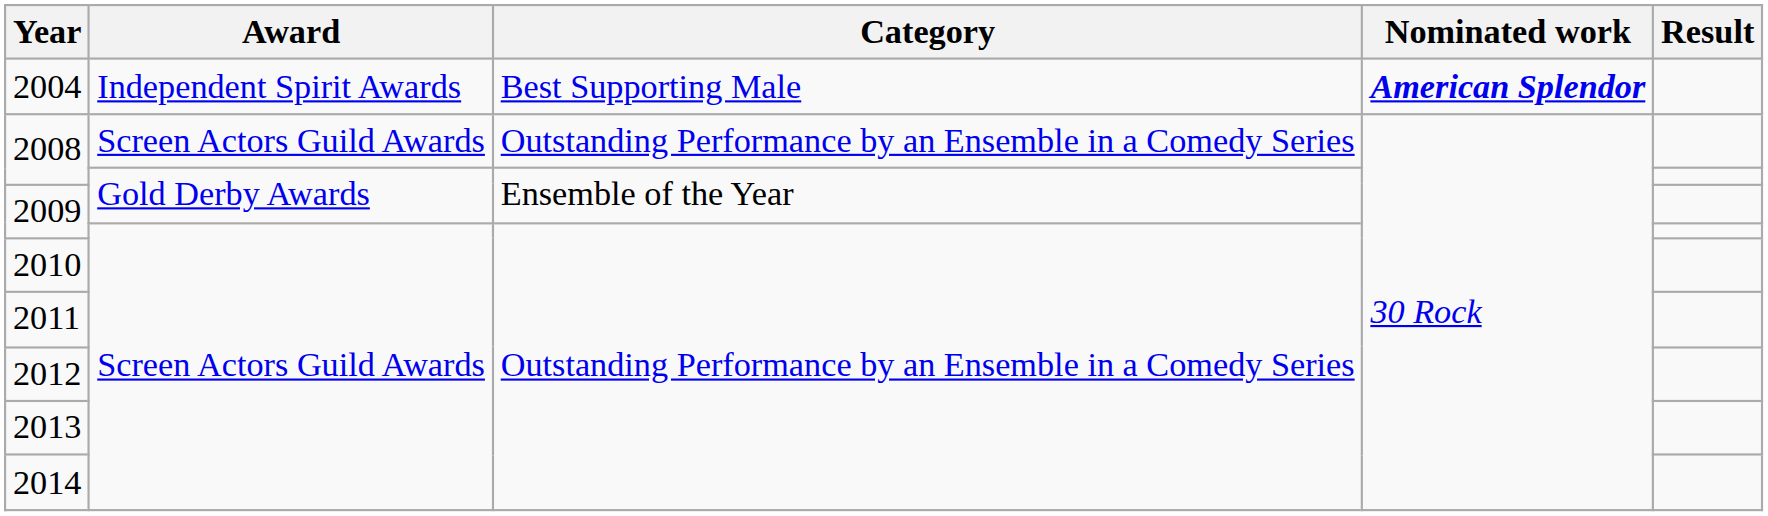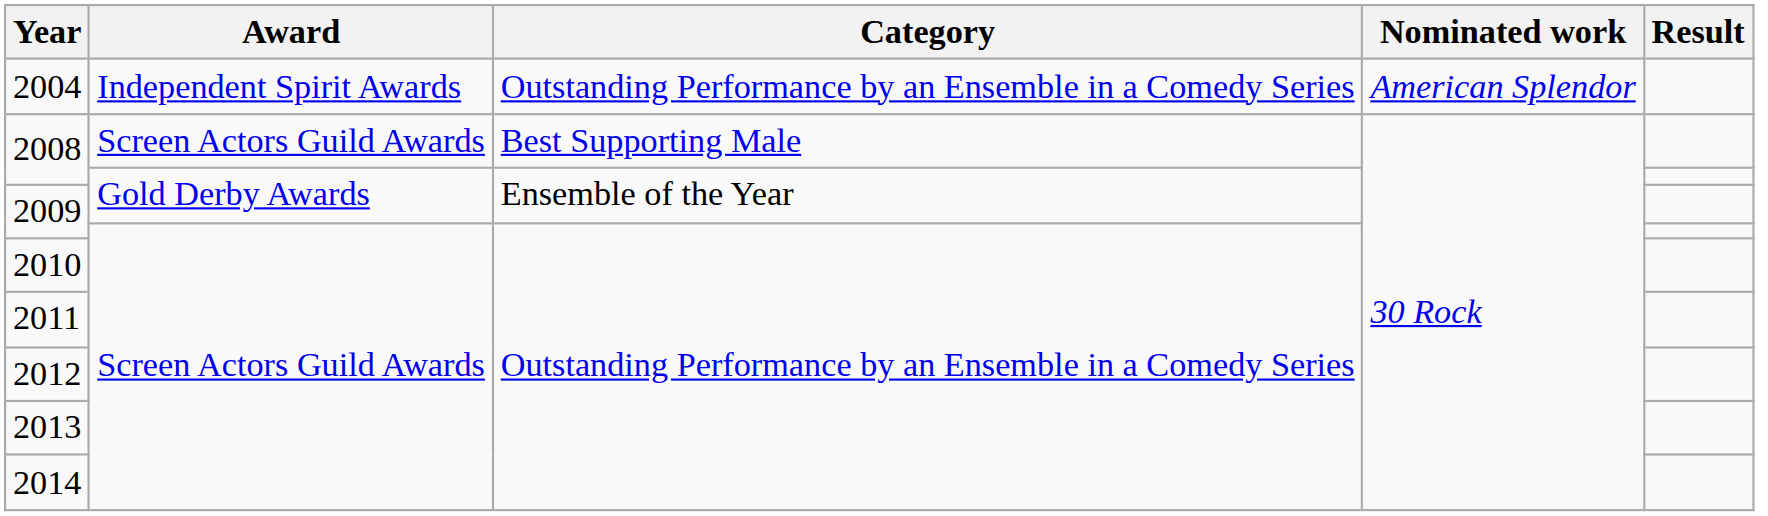(651, 85) Best Supporting Male -> (928, 85) Outstanding Performance by an Ensemble in a Comedy Series
(1508, 85) bold -> (1503, 85) normal
(928, 140) Outstanding Performance by an Ensemble in a Comedy Series -> (651, 140) Best Supporting Male
